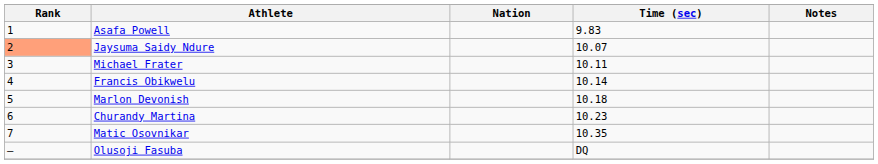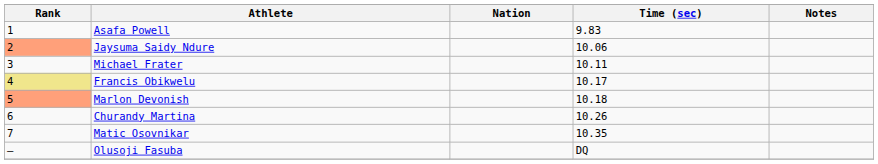(592, 47) 10.07 -> (592, 47) 10.06
(10, 82) no background -> (10, 82) khaki background
(592, 82) 10.14 -> (592, 82) 10.17
(10, 99) no background -> (10, 99) lightsalmon background
(592, 116) 10.23 -> (592, 116) 10.26
